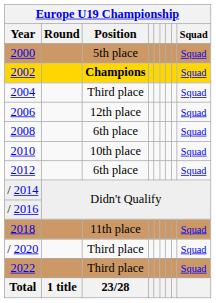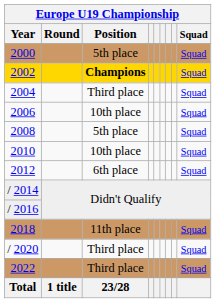(115, 111) 12th place -> (115, 111) 10th place
(115, 131) 6th place -> (115, 131) 5th place
